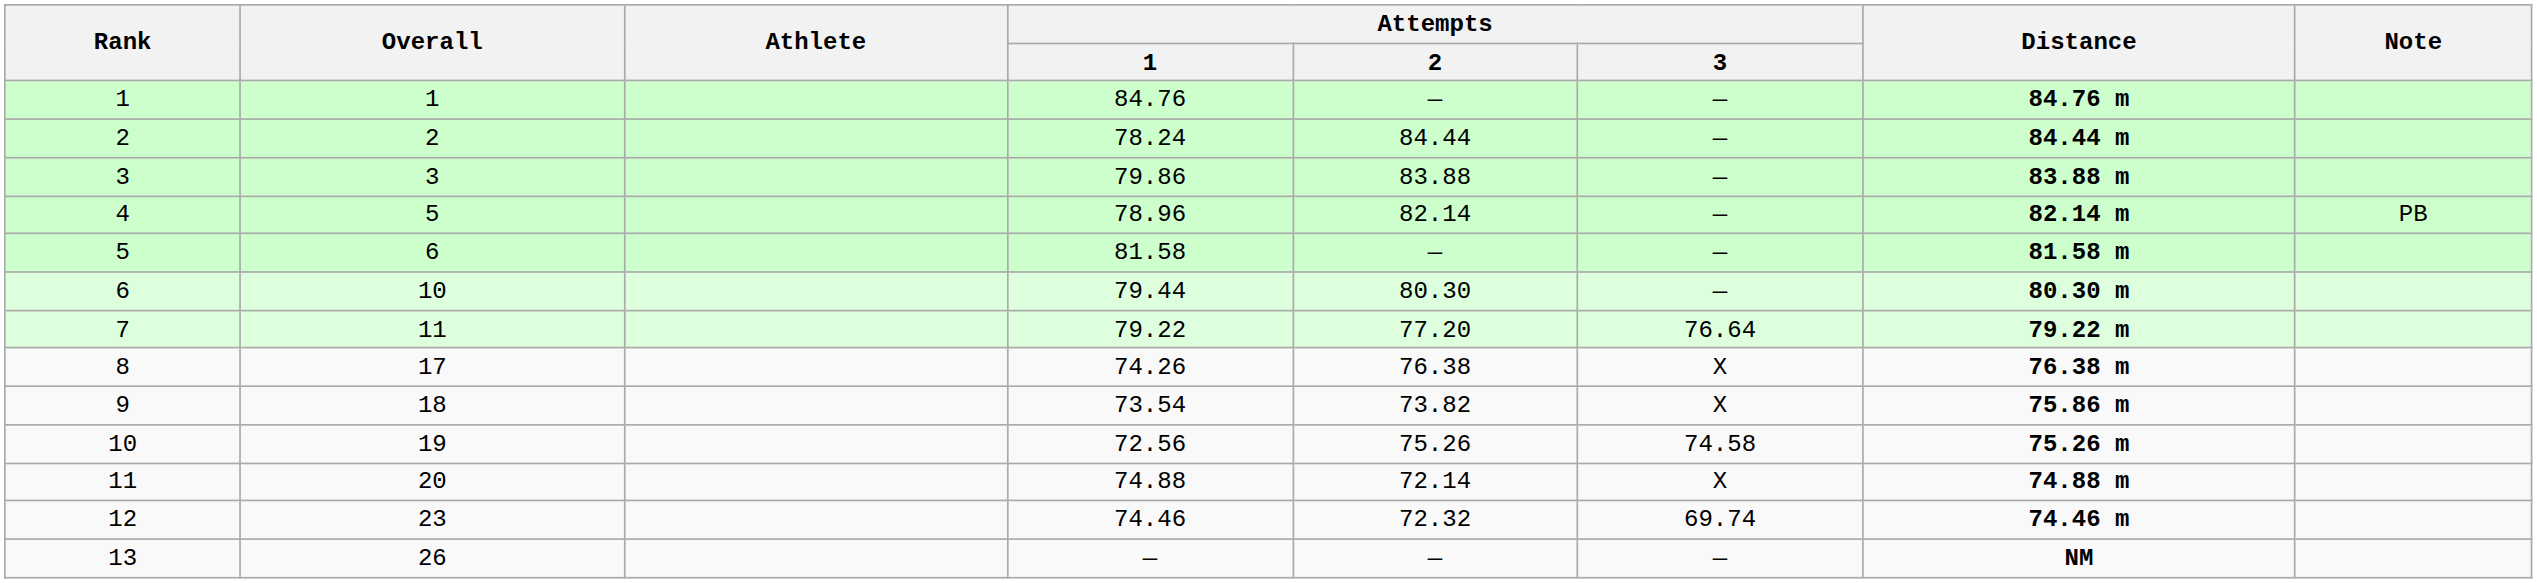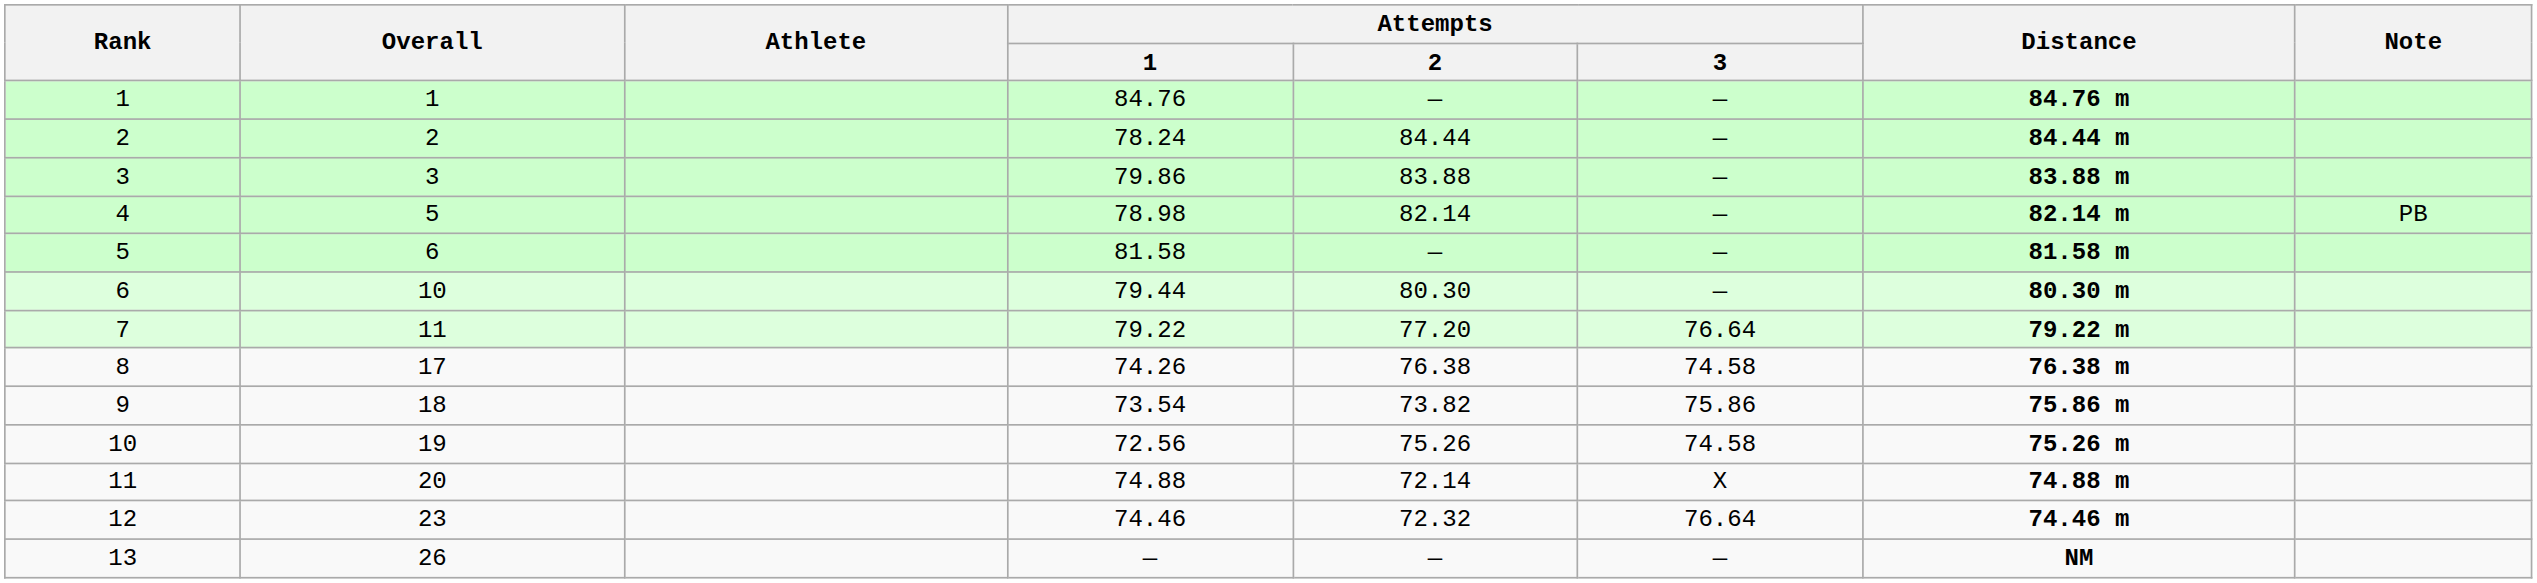(1150, 215) 78.96 -> (1150, 215) 78.98
(1720, 368) X -> (1720, 368) 74.58
(1720, 406) X -> (1720, 406) 75.86
(1720, 520) 69.74 -> (1720, 520) 76.64
